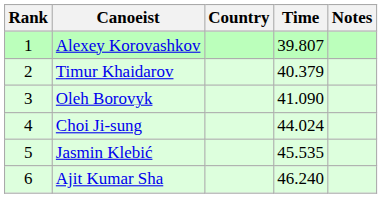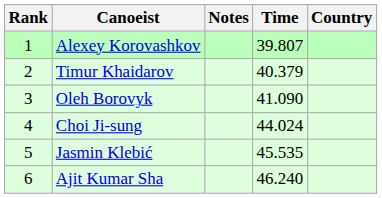columns swapped: (239, 17) <-> (352, 17)
